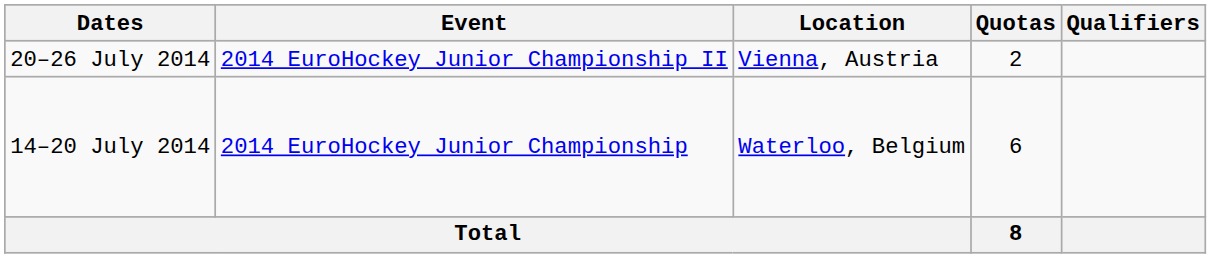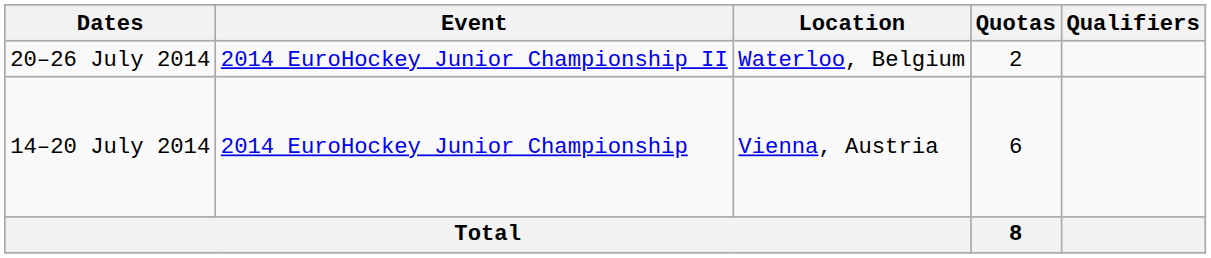(838, 59) Vienna, Austria -> (852, 59) Waterloo, Belgium
(852, 147) Waterloo, Belgium -> (838, 147) Vienna, Austria
